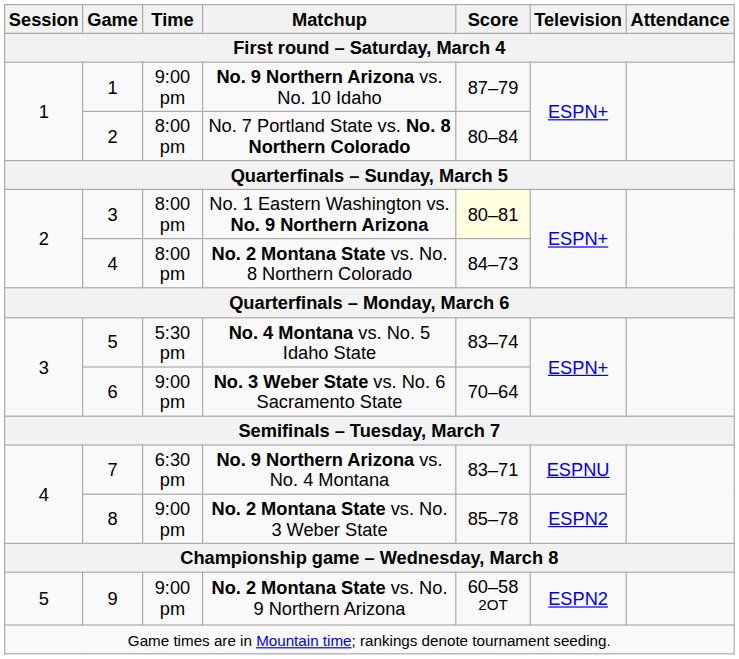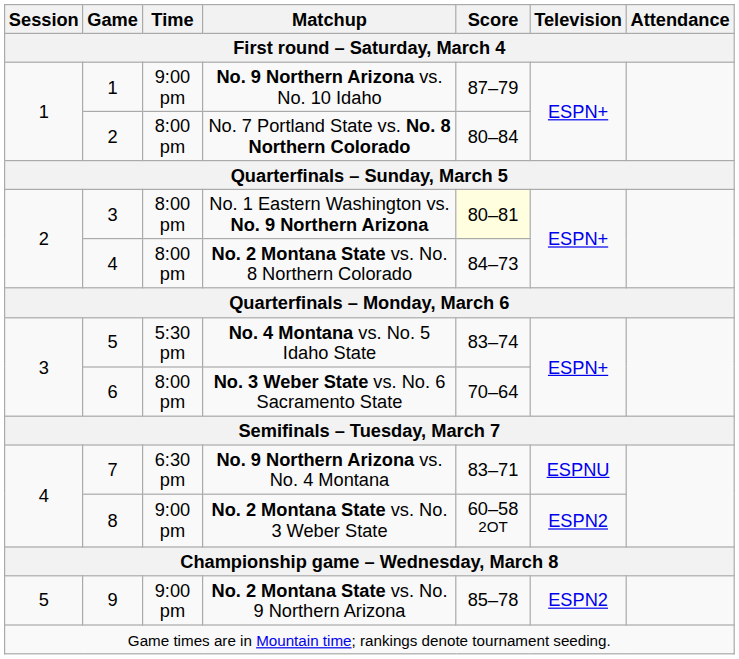(172, 391) 9:00 pm -> (172, 391) 8:00 pm
(493, 519) 85–78 -> (493, 517) 60–58 2OT
(493, 595) 60–58 2OT -> (493, 601) 85–78
